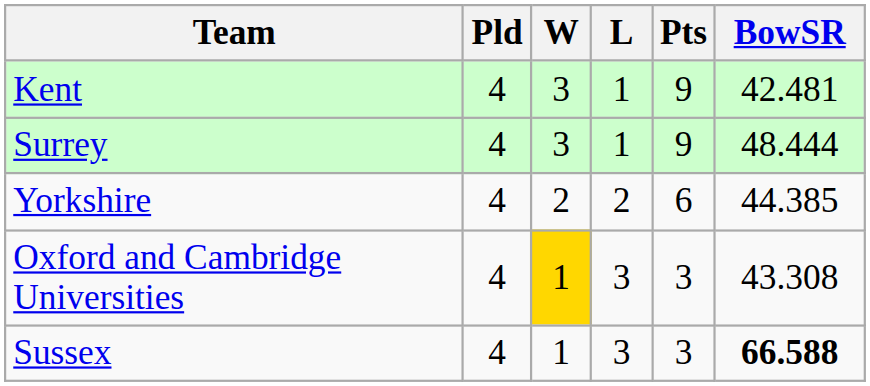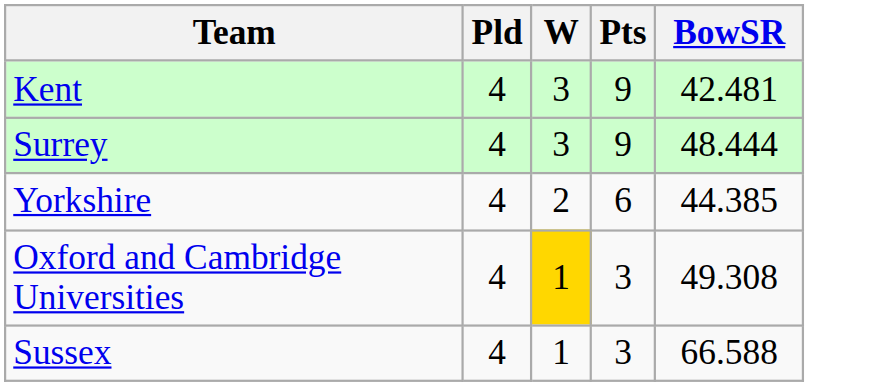- column: (622, 32)
(790, 276) 43.308 -> (729, 276) 49.308
(790, 352) bold -> (729, 352) normal
